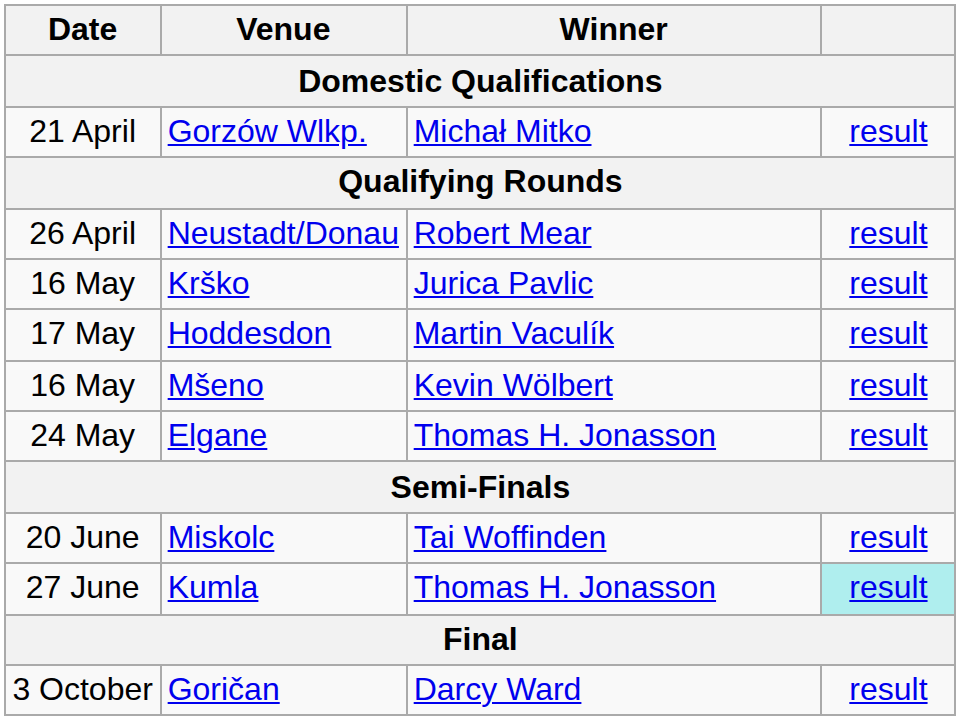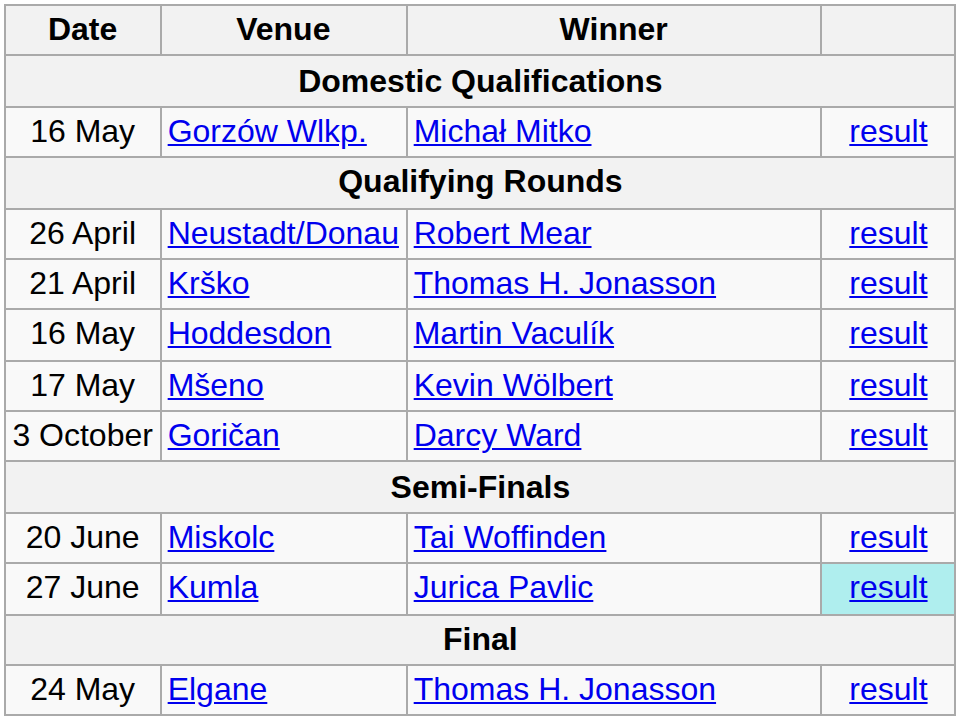(83, 131) 21 April -> (83, 131) 16 May
(83, 283) 16 May -> (83, 283) 21 April
(504, 283) Jurica Pavlic -> (565, 283) Thomas H. Jonasson
(83, 334) 17 May -> (83, 334) 16 May
(83, 385) 16 May -> (83, 385) 17 May
rows swapped: (217, 435) <-> (224, 689)
(565, 588) Thomas H. Jonasson -> (504, 588) Jurica Pavlic
